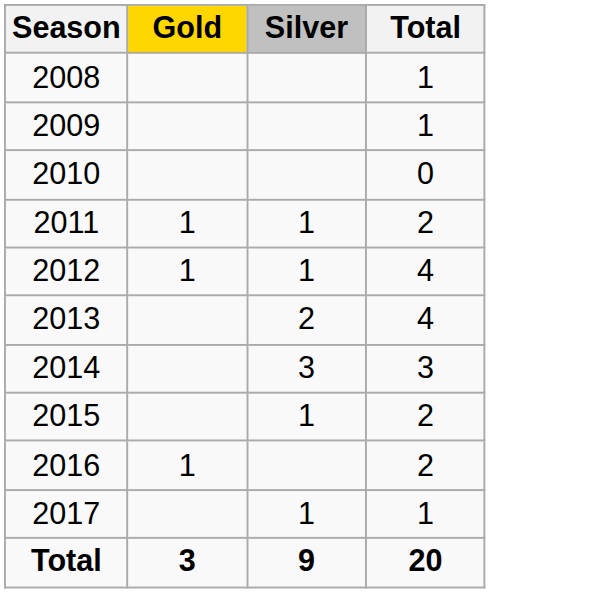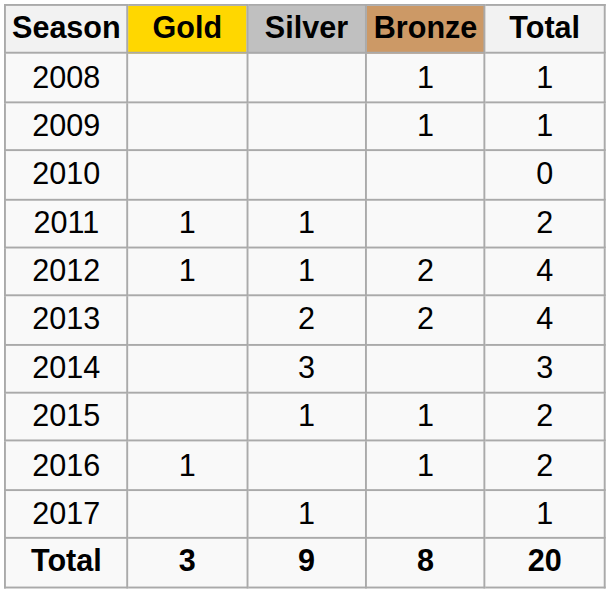+ column: (426, 28)
